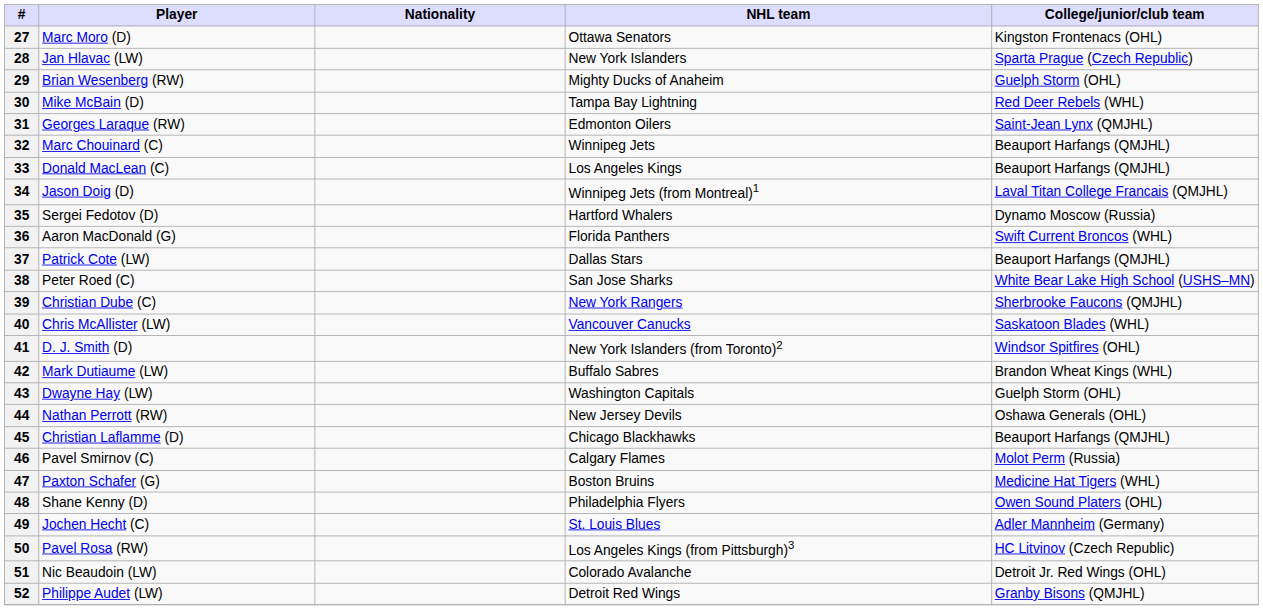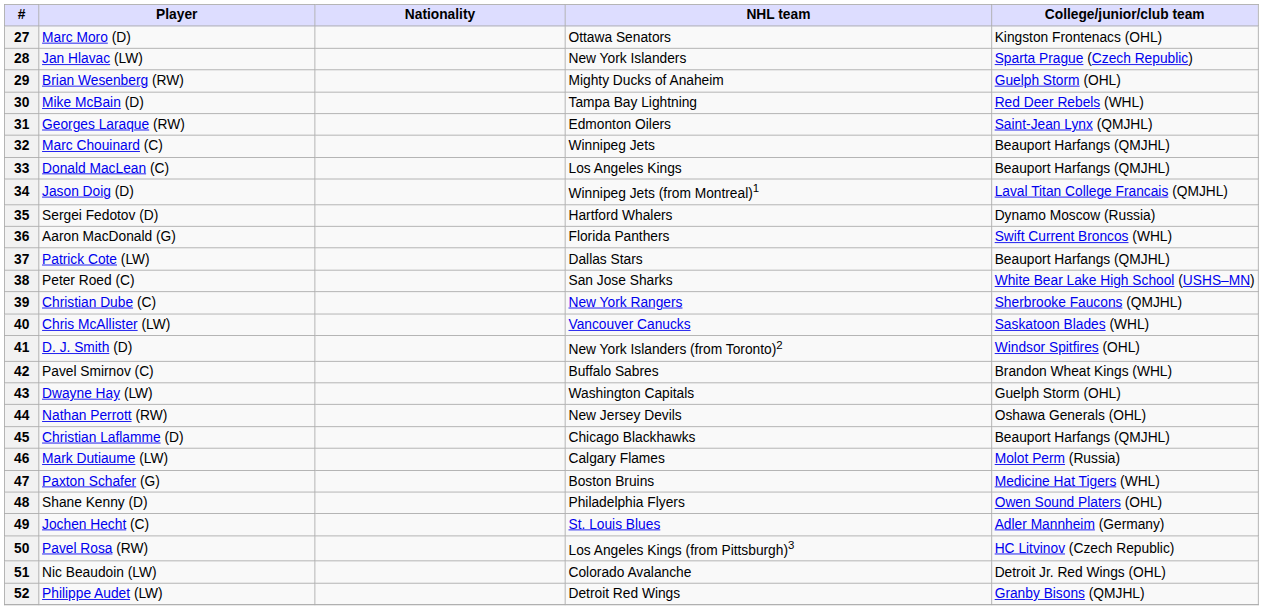(105, 372) Mark Dutiaume (LW) -> (98, 372) Pavel Smirnov (C)
(98, 459) Pavel Smirnov (C) -> (105, 459) Mark Dutiaume (LW)
